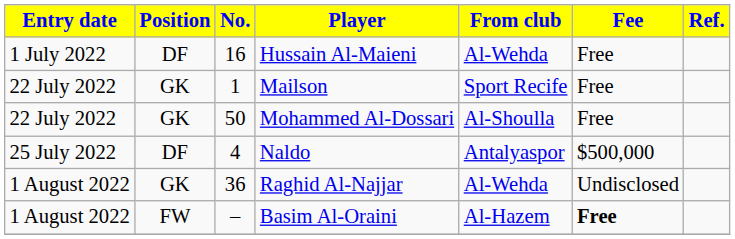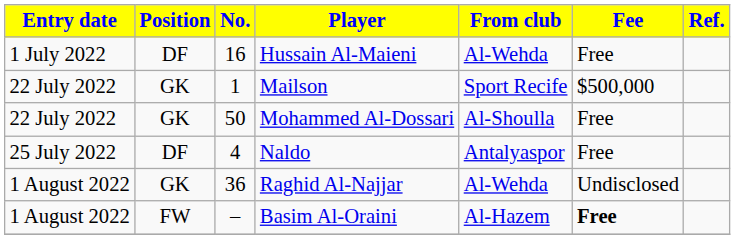(595, 86) Free -> (616, 86) $500,000
(616, 151) $500,000 -> (595, 151) Free
